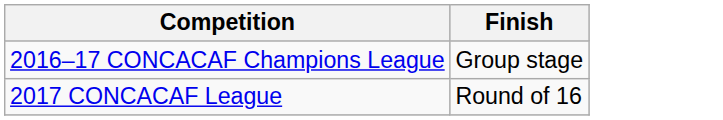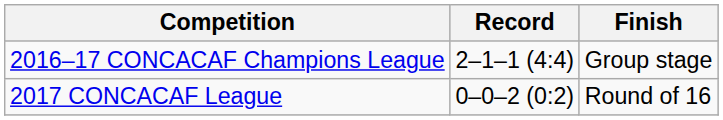+ column: (515, 22)
